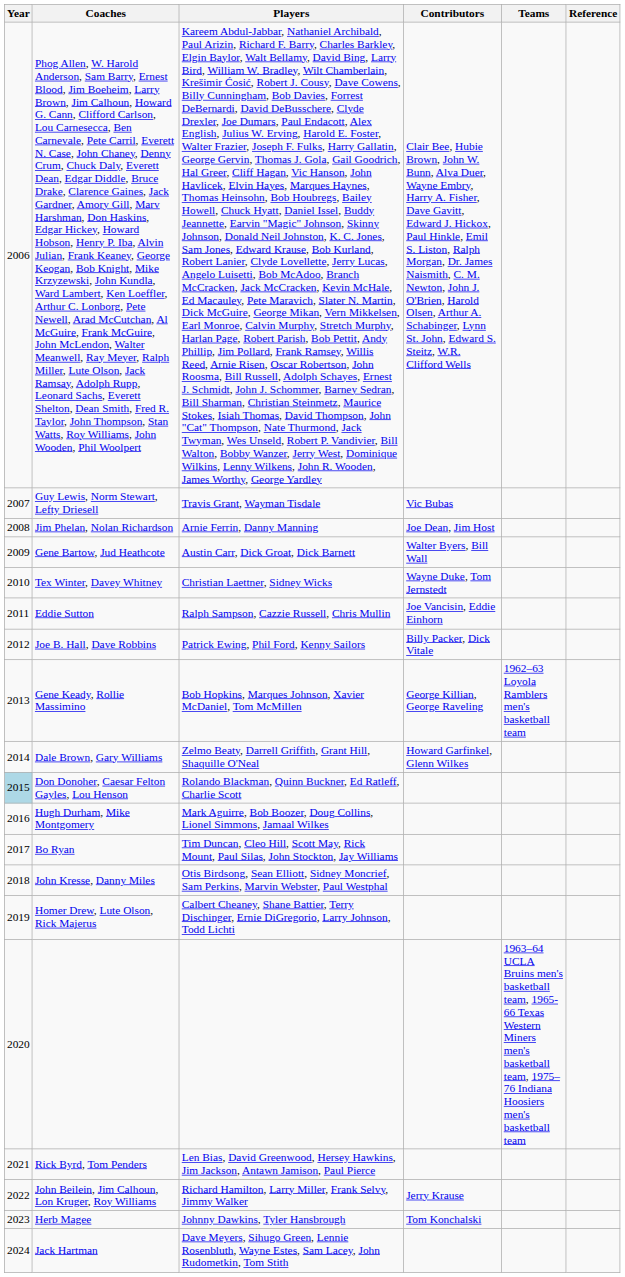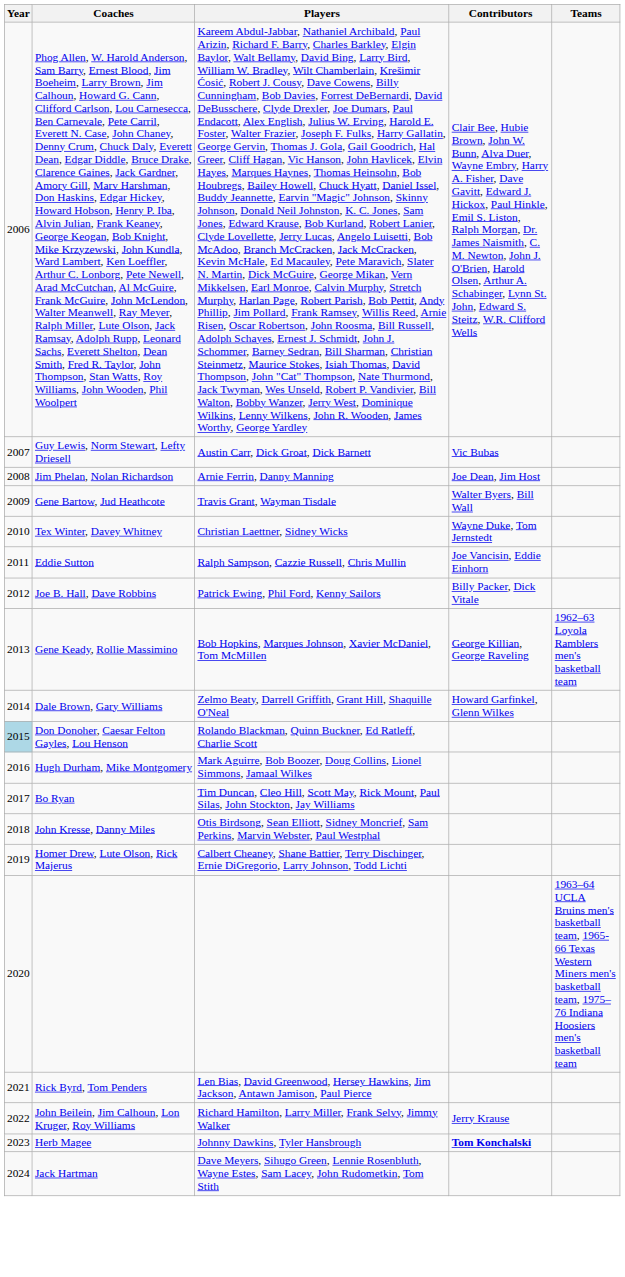- column: (593, 13)
(251, 503) Travis Grant, Wayman Tisdale -> (284, 452) Austin Carr, Dick Groat, Dick Barnett
(268, 552) Austin Carr, Dick Groat, Dick Barnett -> (267, 500) Travis Grant, Wayman Tisdale
(444, 1219) normal -> (491, 1142) bold
